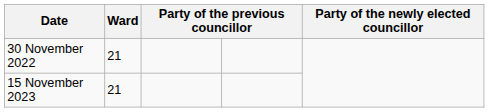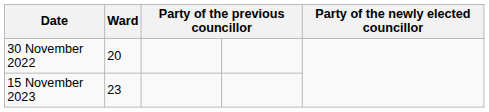(114, 55) 21 -> (114, 55) 20
(114, 90) 21 -> (114, 90) 23
